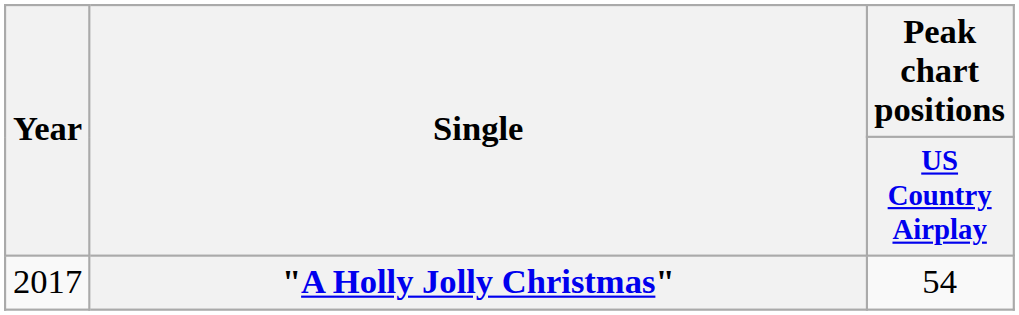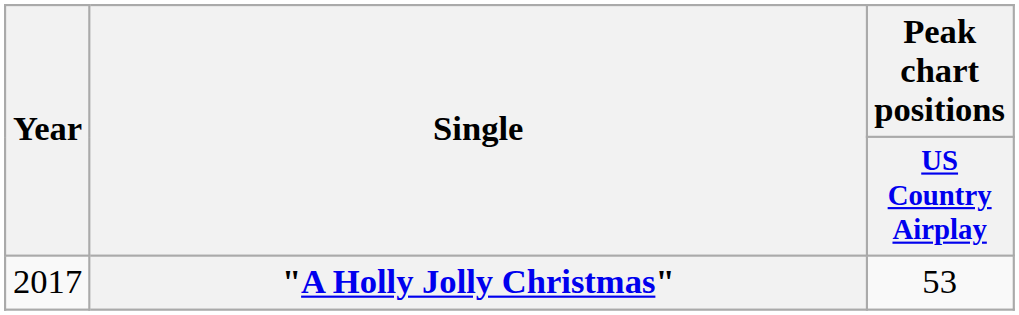(940, 281) 54 -> (940, 281) 53
